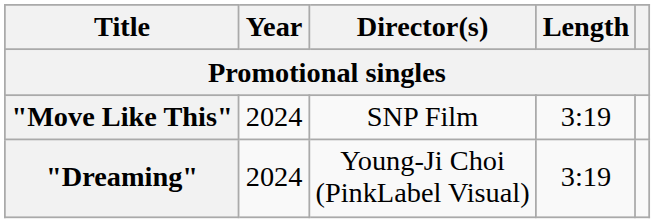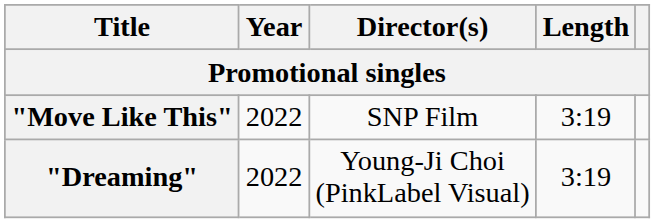(274, 116) 2024 -> (274, 116) 2022
(274, 177) 2024 -> (274, 177) 2022
